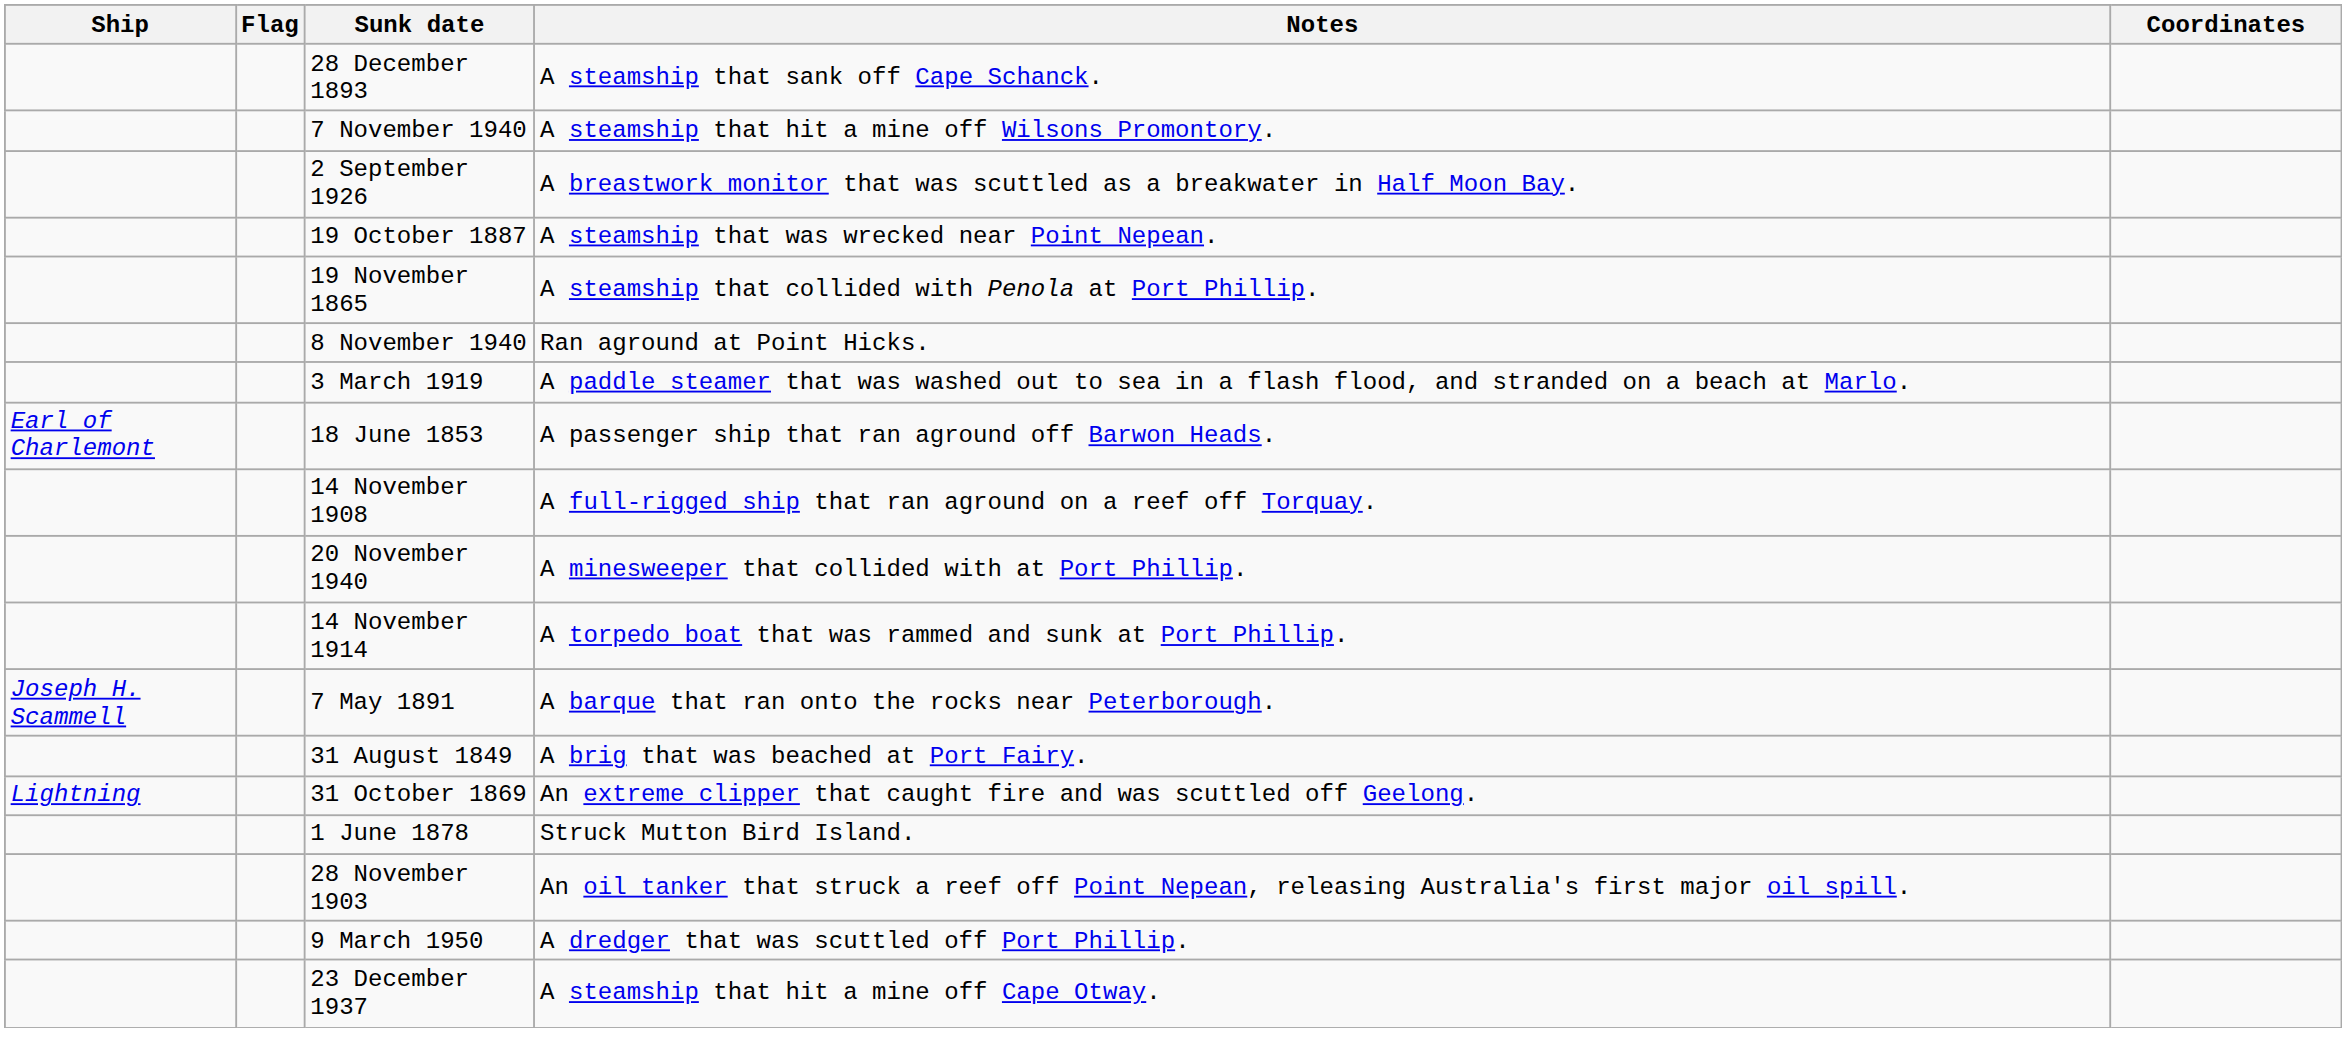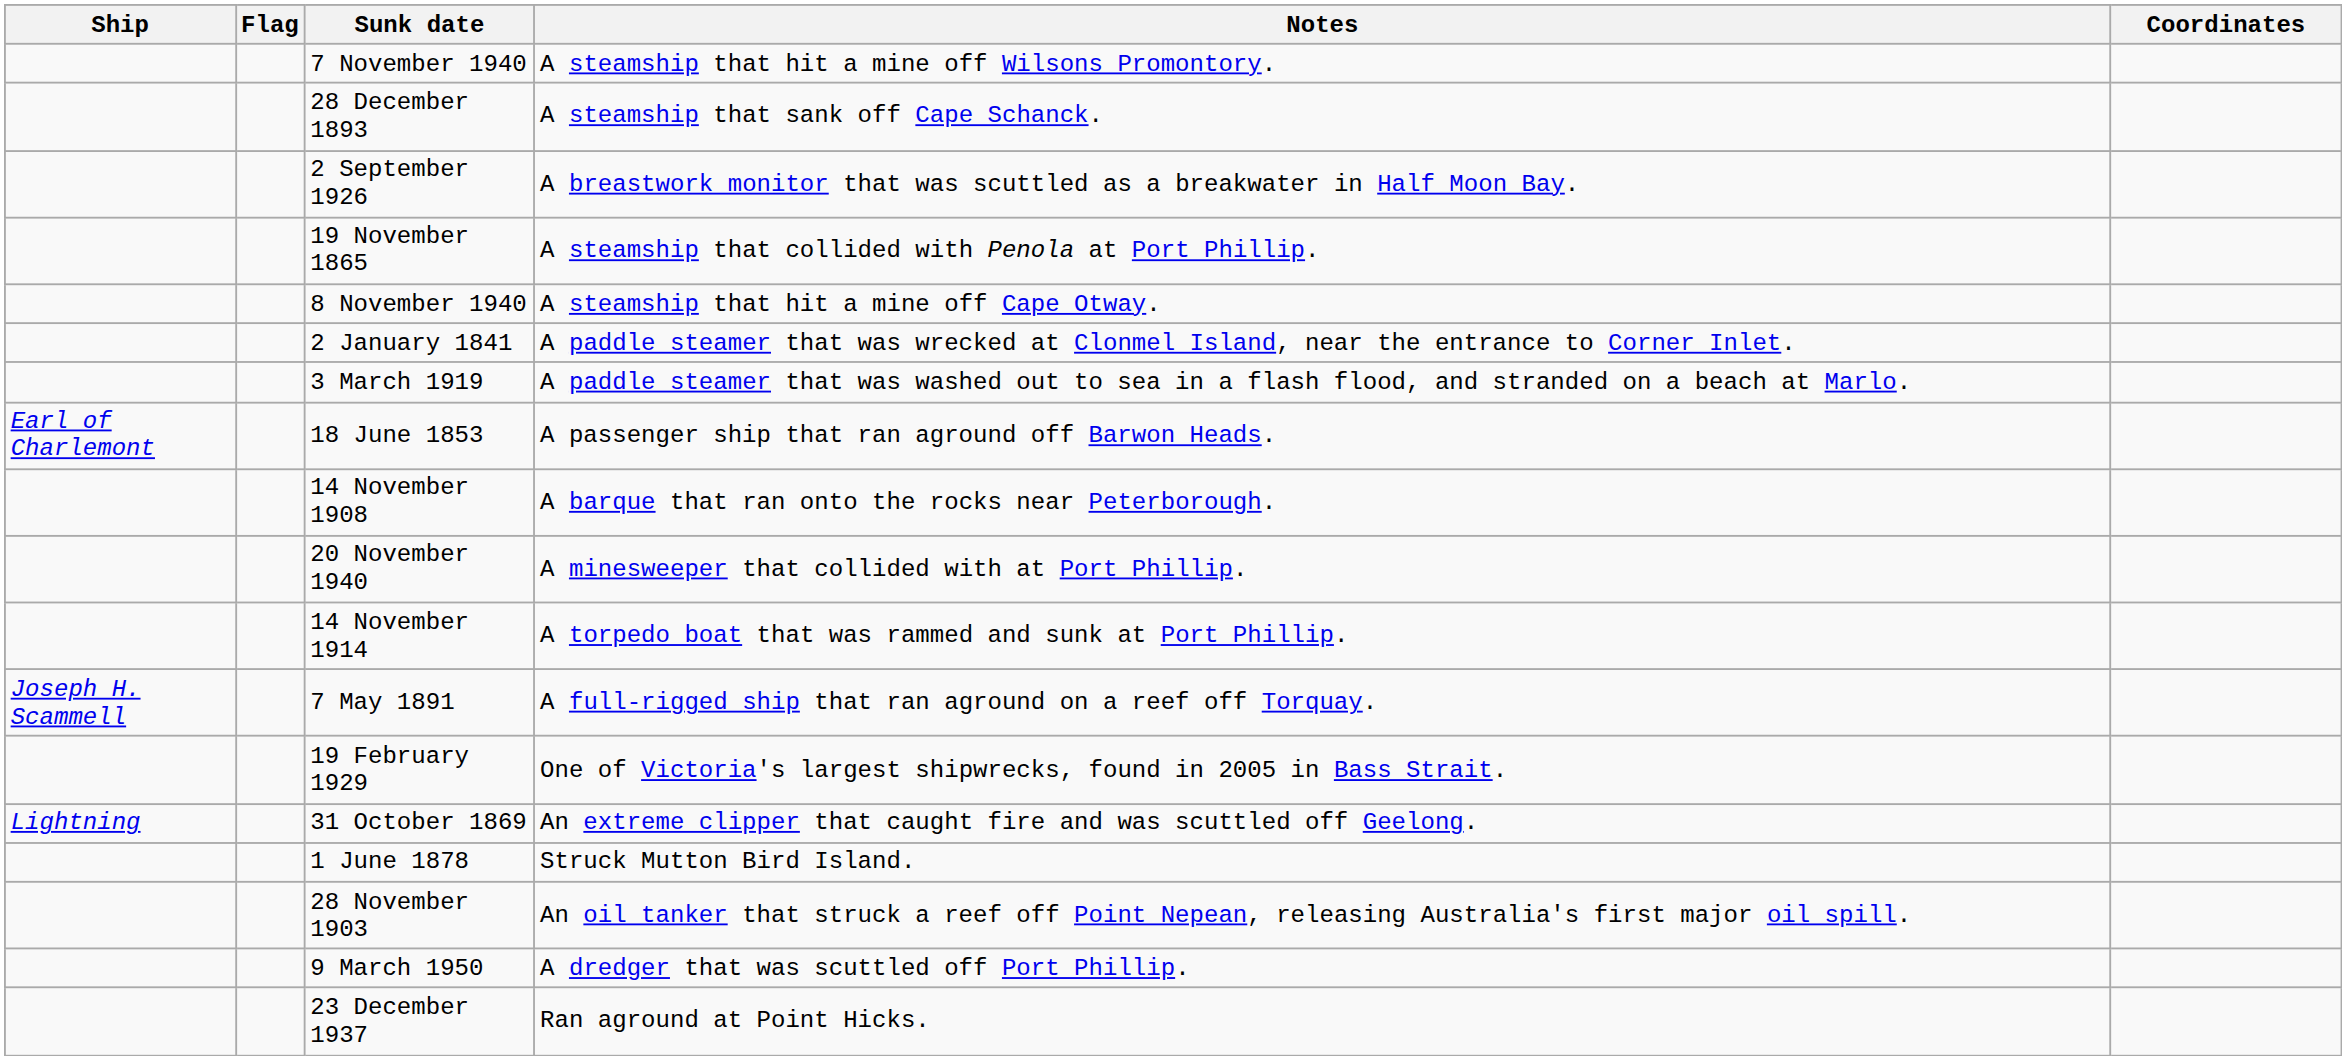rows swapped: (390, 78) <-> (419, 131)
- row: (419, 237)
(735, 343) Ran aground at Point Hicks. -> (850, 304) A steamship that hit a mine off Cape Otway.
+ row: (411, 343)
(959, 502) A full-rigged ship that ran aground on a reef off Torquay. -> (908, 502) A barque that ran onto the rocks near Peterborough.
(908, 703) A barque that ran onto the rocks near Peterborough. -> (959, 703) A full-rigged ship that ran aground on a reef off Torquay.
+ row: (390, 770)
- row: (411, 756)
(850, 994) A steamship that hit a mine off Cape Otway. -> (735, 1021) Ran aground at Point Hicks.
